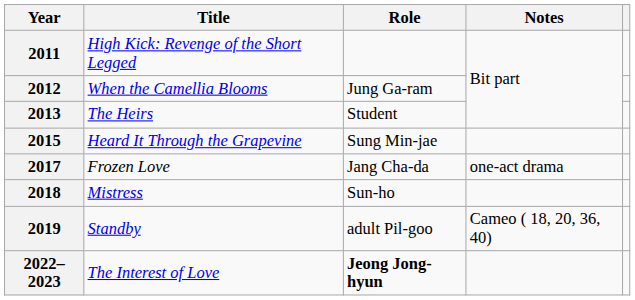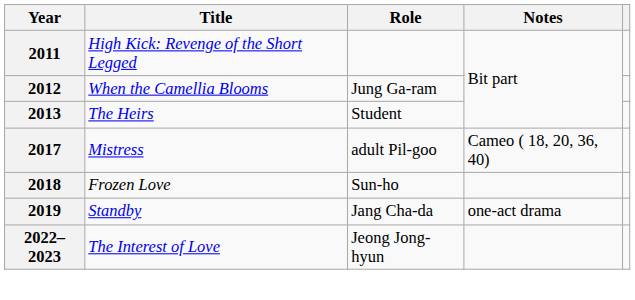- row: (44, 140)
(129, 166) Frozen Love -> (116, 149) Mistress
(388, 166) Jang Cha-da -> (394, 149) adult Pil-goo
(517, 166) one-act drama -> (533, 149) Cameo ( 18, 20, 36, 40)
(115, 192) Mistress -> (129, 185) Frozen Love
(390, 228) adult Pil-goo -> (392, 211) Jang Cha-da
(535, 228) Cameo ( 18, 20, 36, 40) -> (515, 211) one-act drama
(389, 273) bold -> (391, 246) normal
